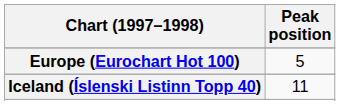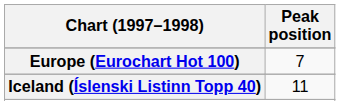(300, 61) 5 -> (300, 61) 7
